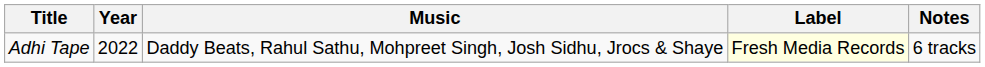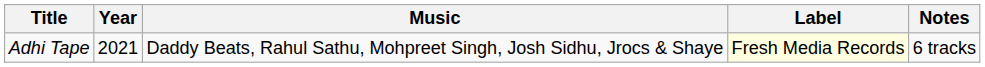(118, 47) 2022 -> (118, 47) 2021
